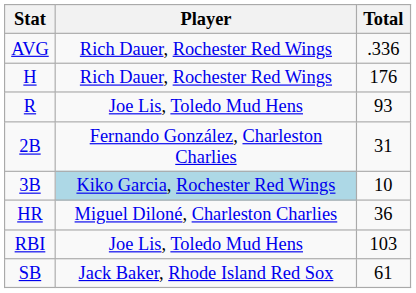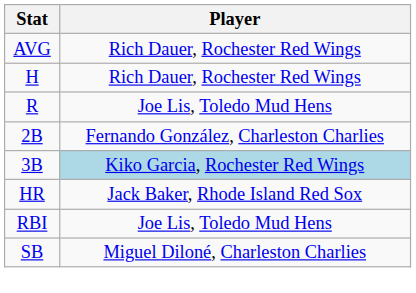- column: (383, 19)
(206, 214) Miguel Diloné, Charleston Charlies -> (235, 194) Jack Baker, Rhode Island Red Sox
(206, 273) Jack Baker, Rhode Island Red Sox -> (235, 252) Miguel Diloné, Charleston Charlies
